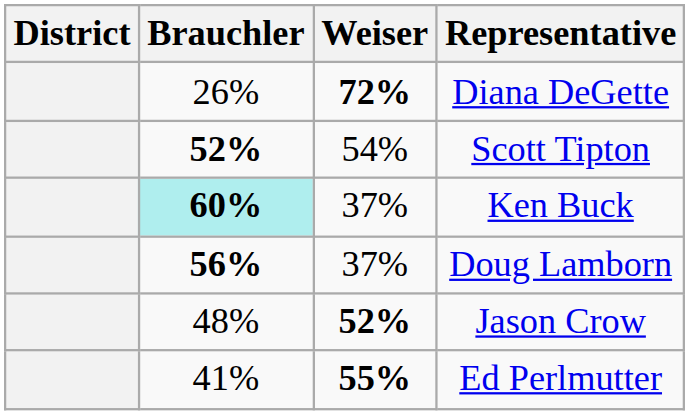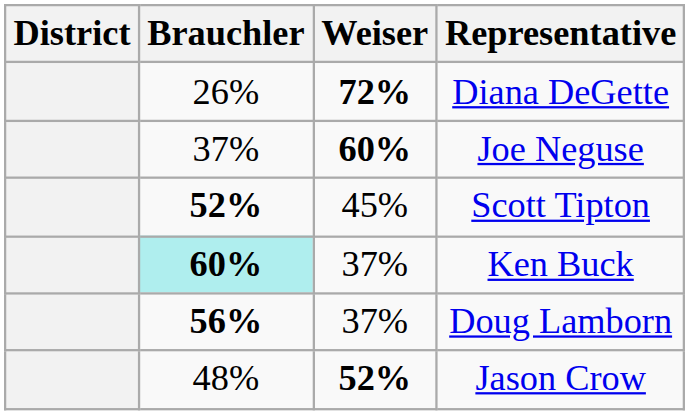+ row: (561, 148)
(375, 148) 54% -> (375, 206) 45%
- row: (561, 378)
